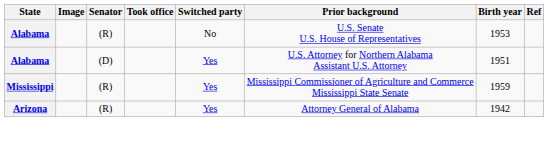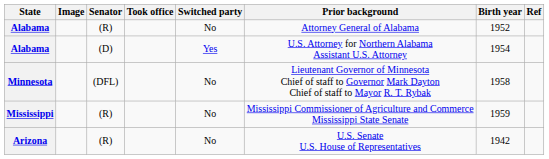(360, 33) U.S. Senate U.S. House of Representatives -> (360, 28) Attorney General of Alabama
(500, 33) 1953 -> (500, 28) 1952
(500, 60) 1951 -> (500, 49) 1954
+ row: (30, 81)
(210, 87) Yes -> (210, 114) No
(210, 108) Yes -> (210, 141) No
(360, 108) Attorney General of Alabama -> (360, 141) U.S. Senate U.S. House of Representatives
